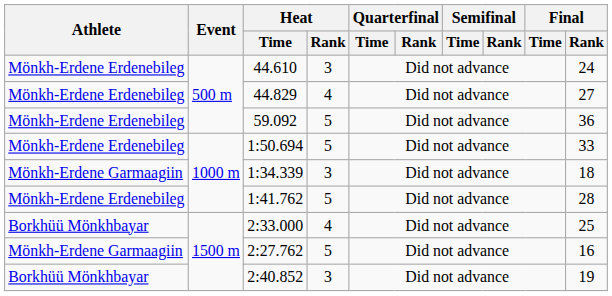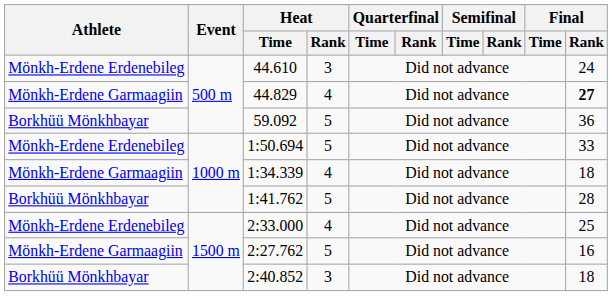(96, 94) Mönkh-Erdene Erdenebileg -> (96, 94) Mönkh-Erdene Garmaagiin
(586, 94) normal -> (586, 94) bold
(96, 121) Mönkh-Erdene Erdenebileg -> (78, 121) Borkhüü Mönkhbayar
(328, 173) 3 -> (328, 173) 4
(96, 199) Mönkh-Erdene Erdenebileg -> (78, 199) Borkhüü Mönkhbayar
(78, 225) Borkhüü Mönkhbayar -> (96, 225) Mönkh-Erdene Erdenebileg
(586, 277) 19 -> (586, 277) 18
